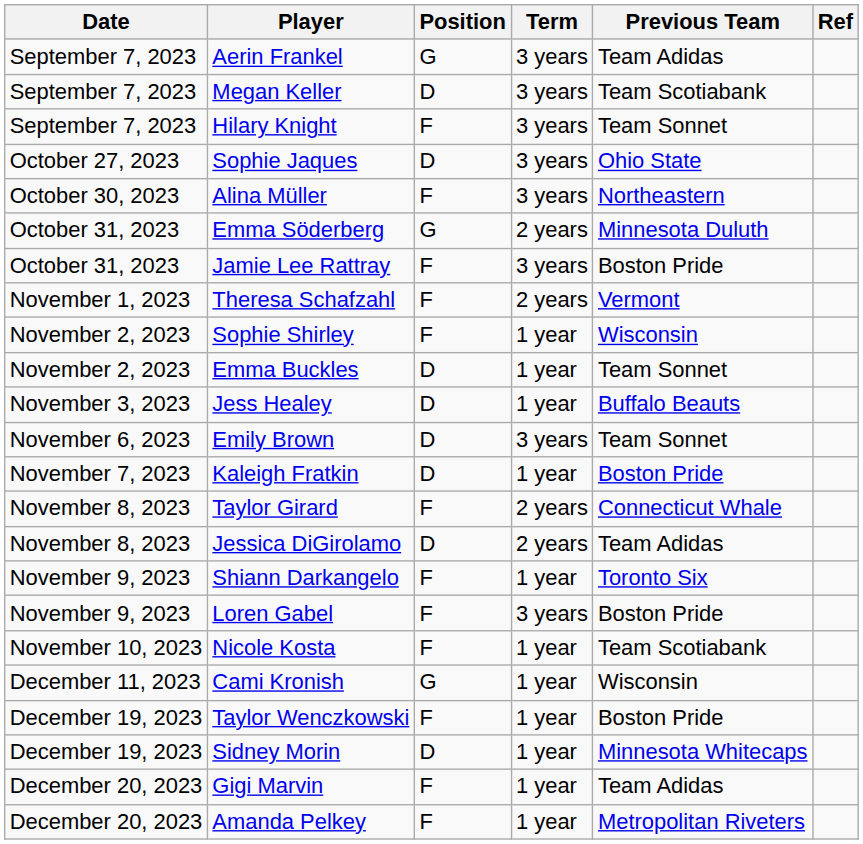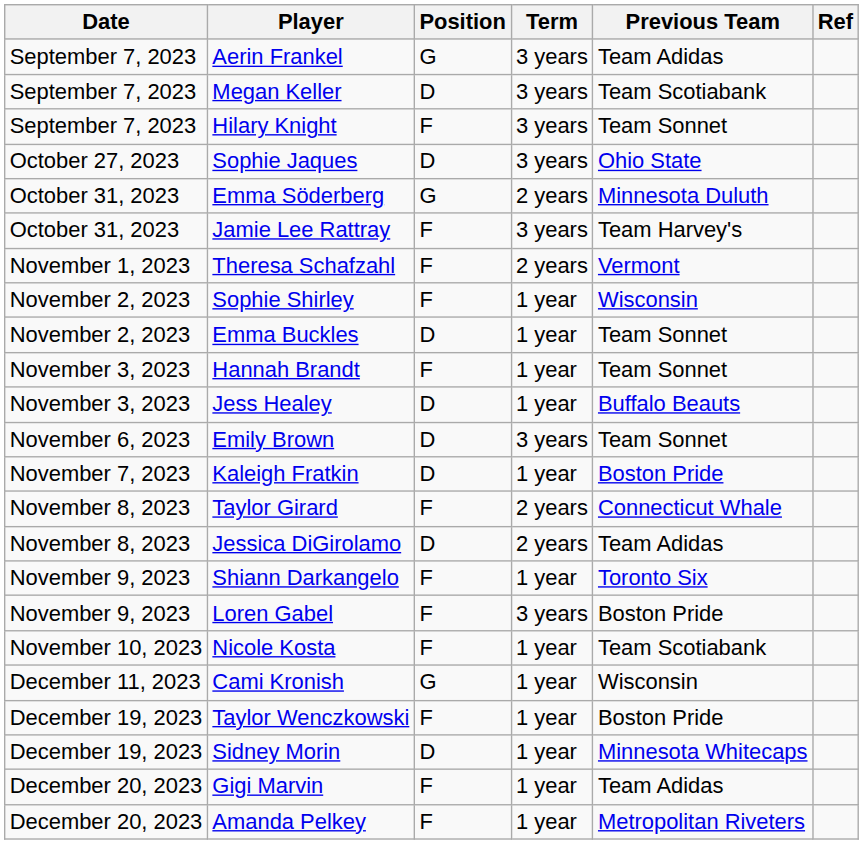- row: (270, 195)
(661, 265) Boston Pride -> (670, 230) Team Harvey's
+ row: (286, 369)
